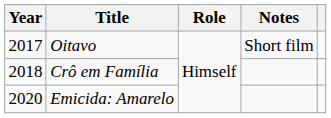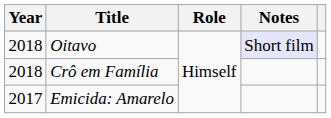(25, 44) 2017 -> (25, 44) 2018
(279, 44) no background -> (279, 44) lavender background
(25, 98) 2020 -> (25, 98) 2017
